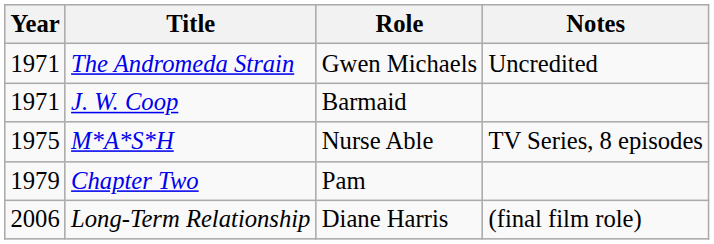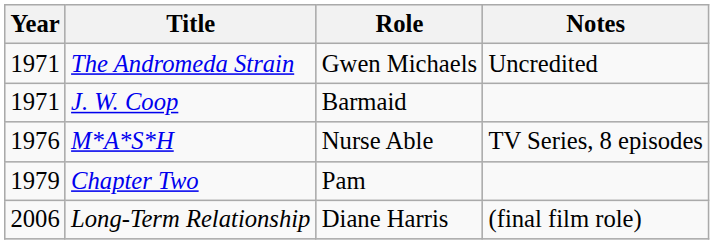(35, 141) 1975 -> (35, 141) 1976
